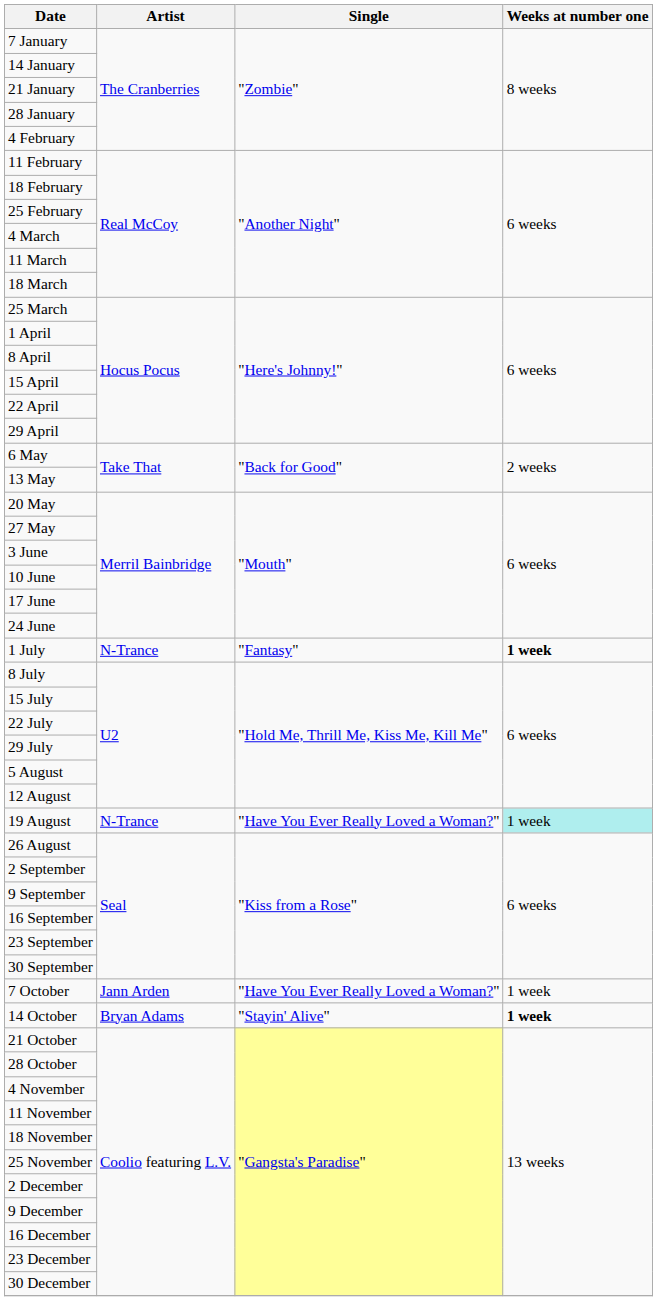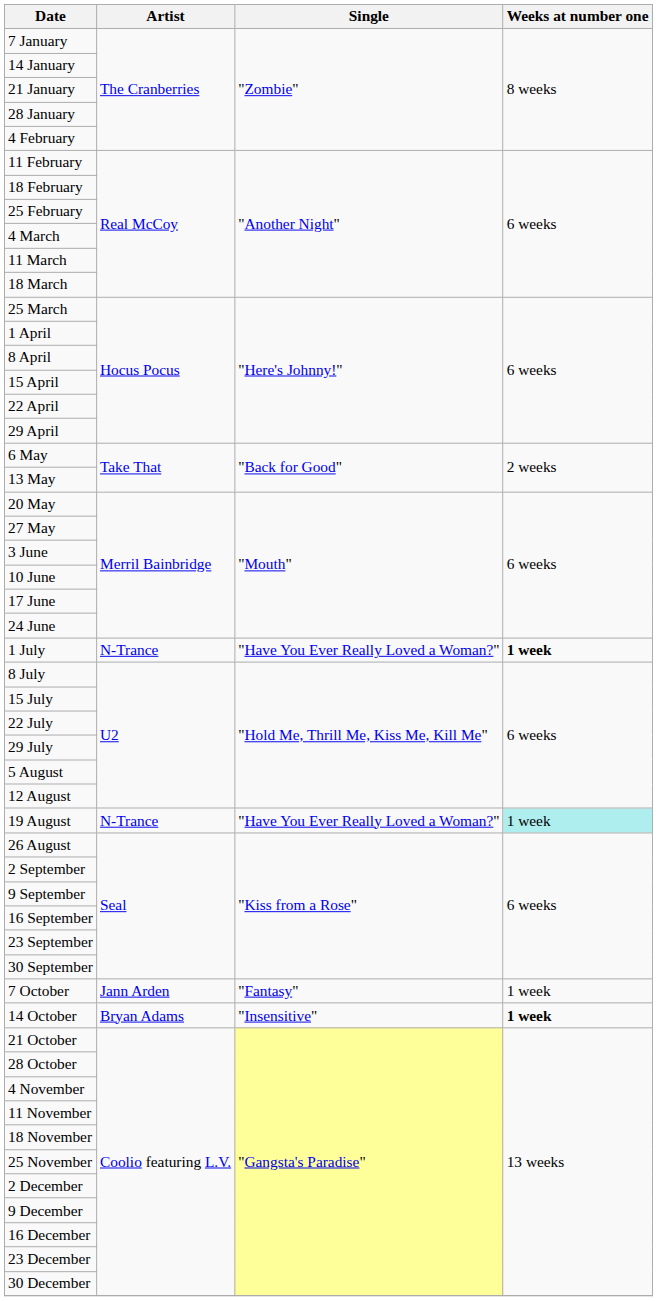(268, 650) "Fantasy" -> (369, 650) "Have You Ever Really Loved a Woman?"
(369, 991) "Have You Ever Really Loved a Woman?" -> (268, 991) "Fantasy"
(284, 1015) "Stayin' Alive" -> (278, 1015) "Insensitive"
